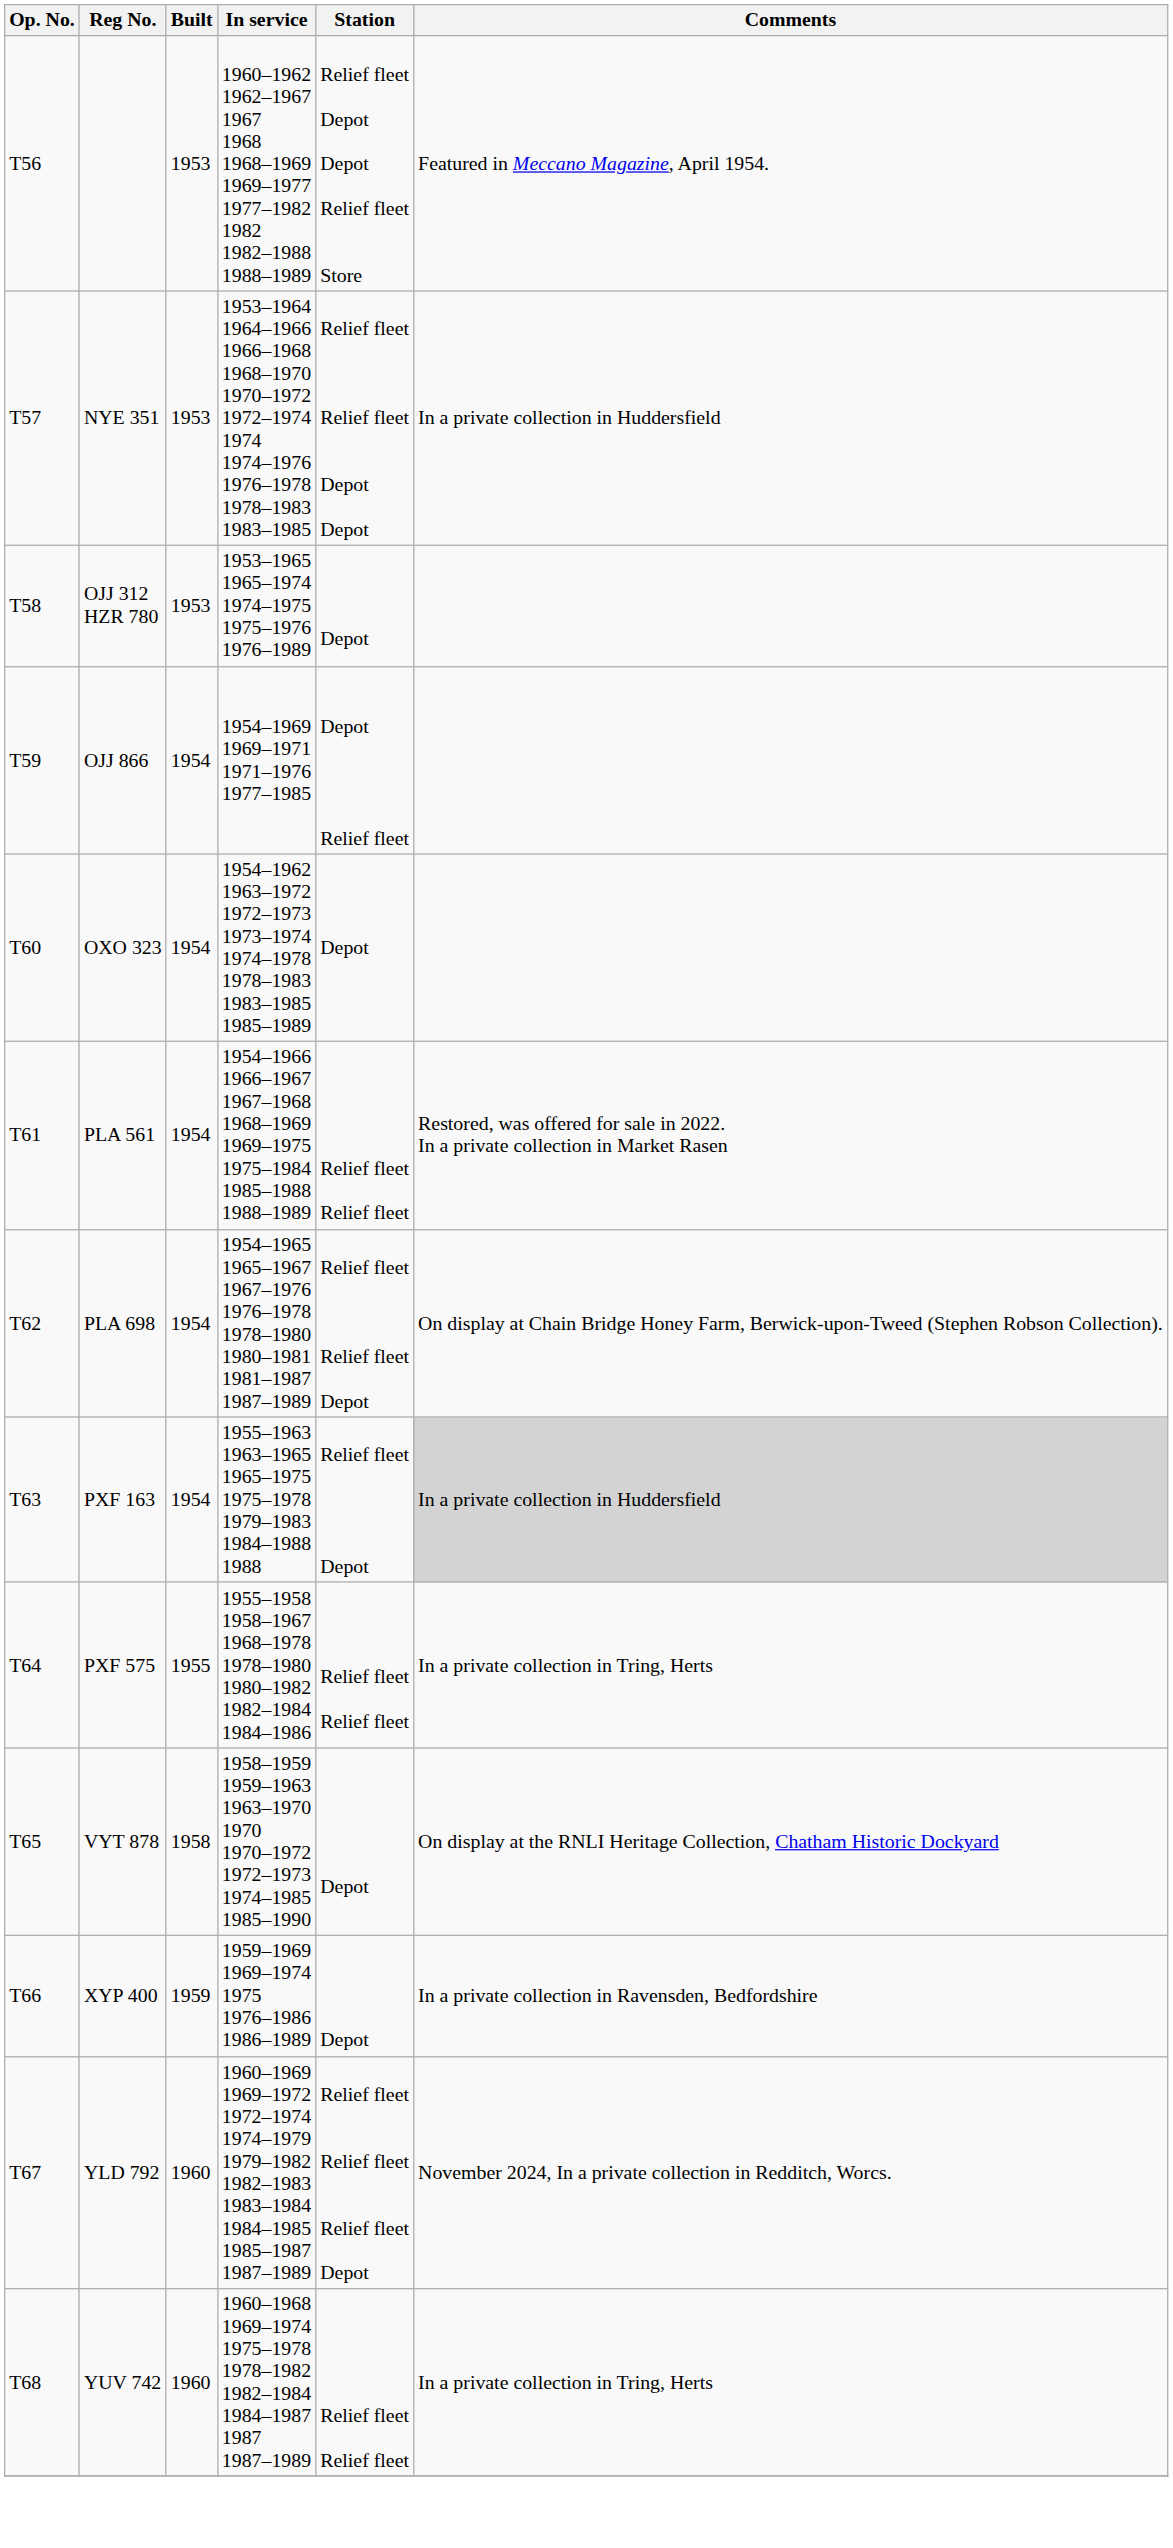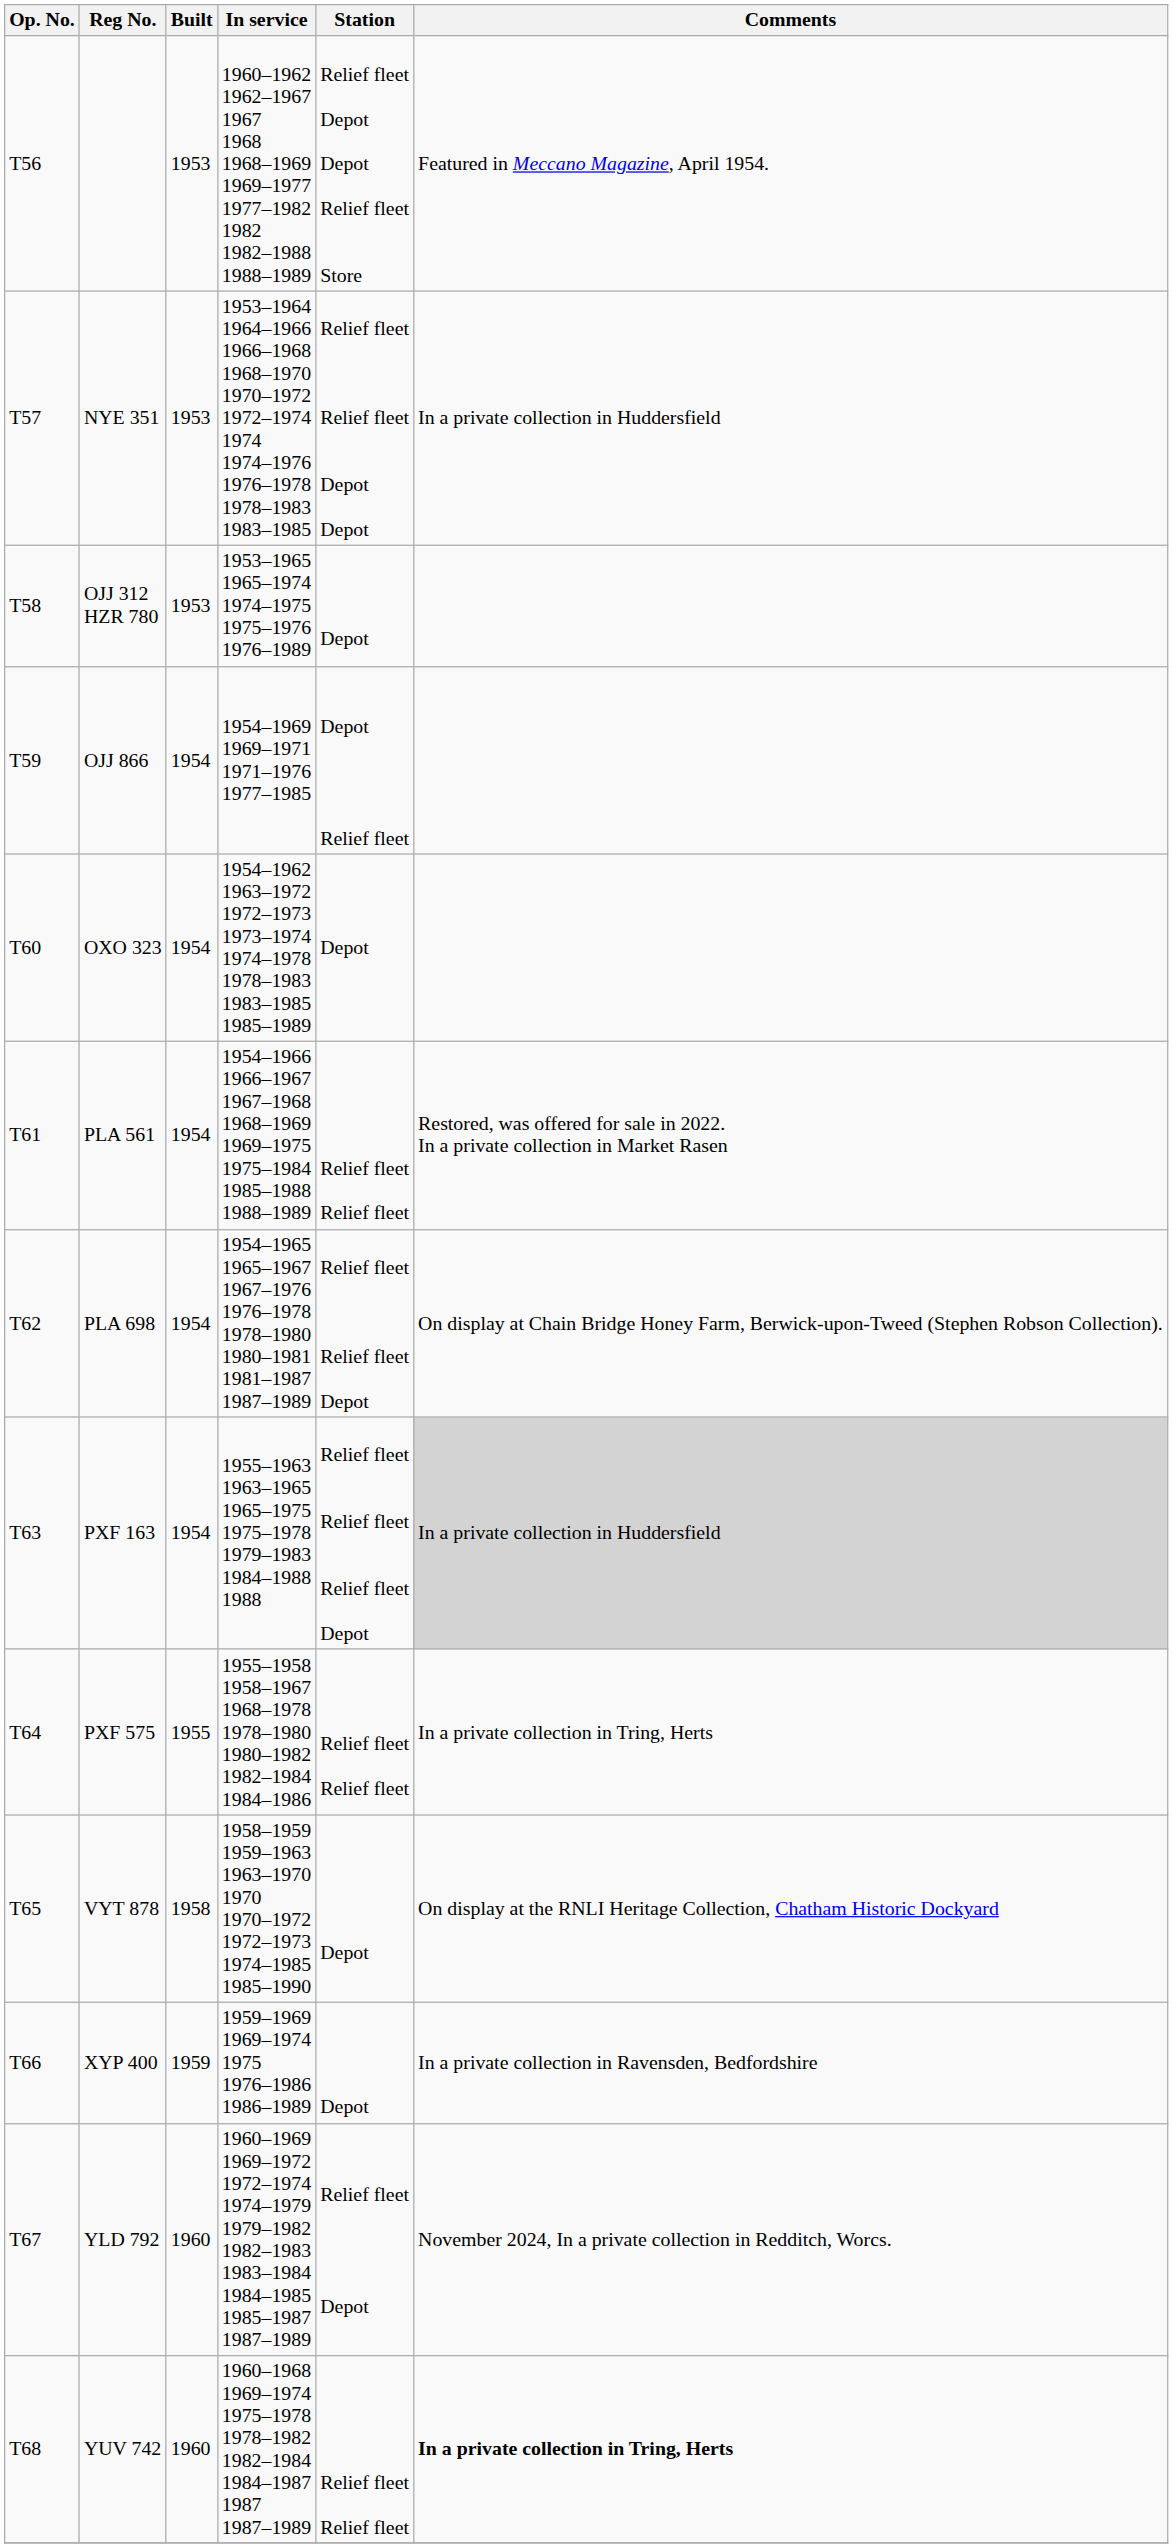(365, 1510) Relief fleet Depot -> (365, 1544) Relief fleet Relief fleet Relief fleet Depot
(365, 2183) Relief fleet Relief fleet Relief fleet Depot -> (365, 2250) Relief fleet Depot
(565, 2382) normal -> (576, 2449) bold
